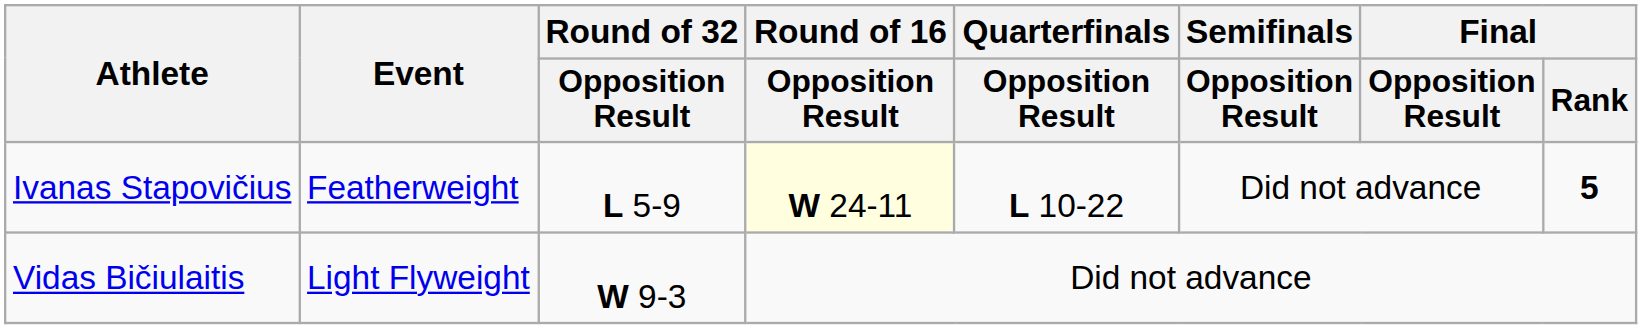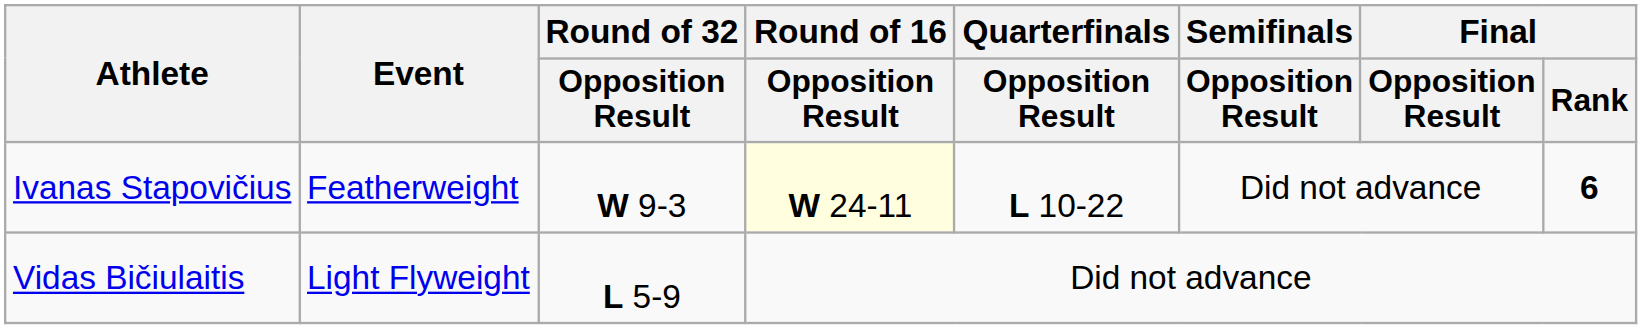(642, 206) L 5-9 -> (642, 206) W 9-3
(1589, 188) 5 -> (1589, 188) 6
(642, 296) W 9-3 -> (642, 296) L 5-9
